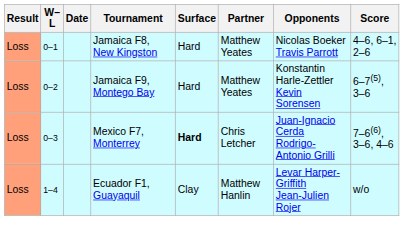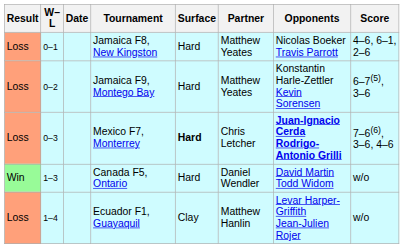(306, 138) normal -> (309, 138) bold
+ row: (120, 178)
